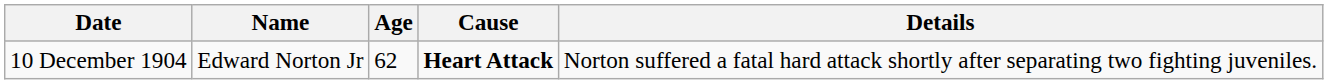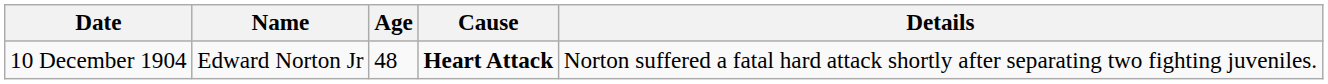(386, 59) 62 -> (386, 59) 48
